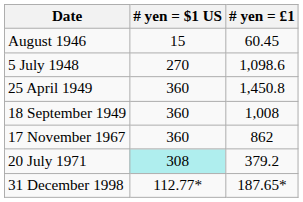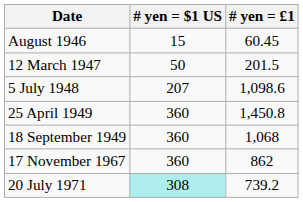+ row: (54, 64)
(178, 64) 270 -> (178, 88) 207
(262, 112) 1,008 -> (262, 137) 1,068
(262, 161) 379.2 -> (262, 185) 739.2
- row: (66, 185)
